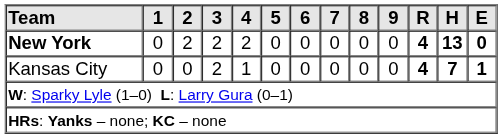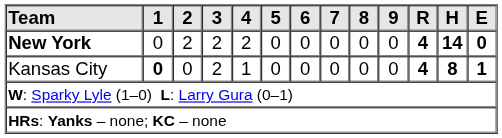(452, 43) 13 -> (452, 43) 14
(158, 68) normal -> (158, 68) bold
(452, 68) 7 -> (452, 68) 8
